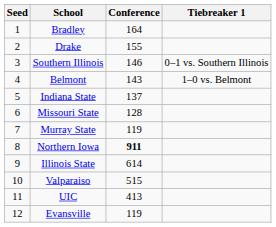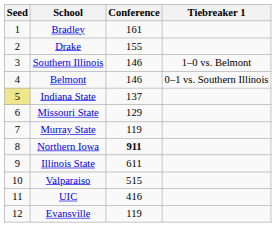(134, 29) 164 -> (134, 29) 161
(217, 63) 0–1 vs. Southern Illinois -> (217, 63) 1–0 vs. Belmont
(134, 79) 143 -> (134, 79) 146
(217, 79) 1–0 vs. Belmont -> (217, 79) 0–1 vs. Southern Illinois
(17, 96) no background -> (17, 96) khaki background
(134, 113) 128 -> (134, 113) 129
(134, 163) 614 -> (134, 163) 611
(134, 197) 413 -> (134, 197) 416
